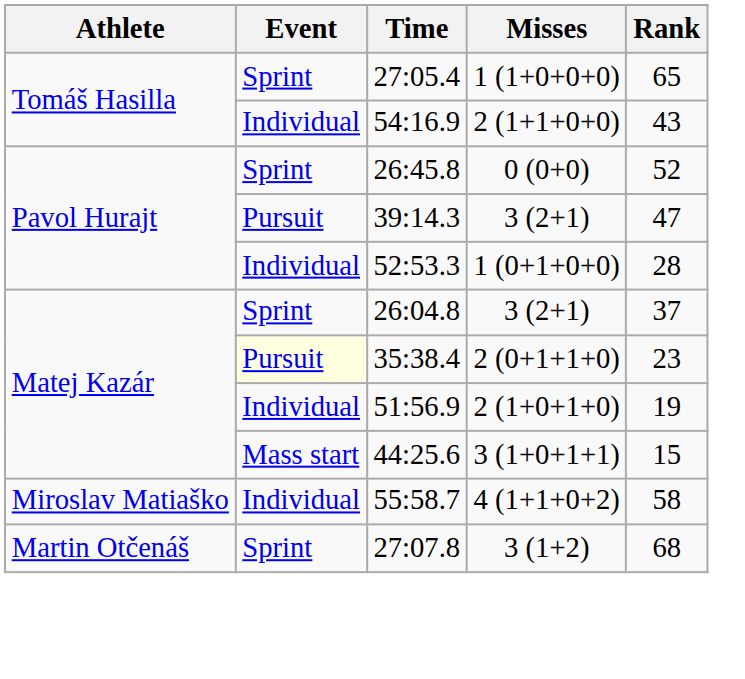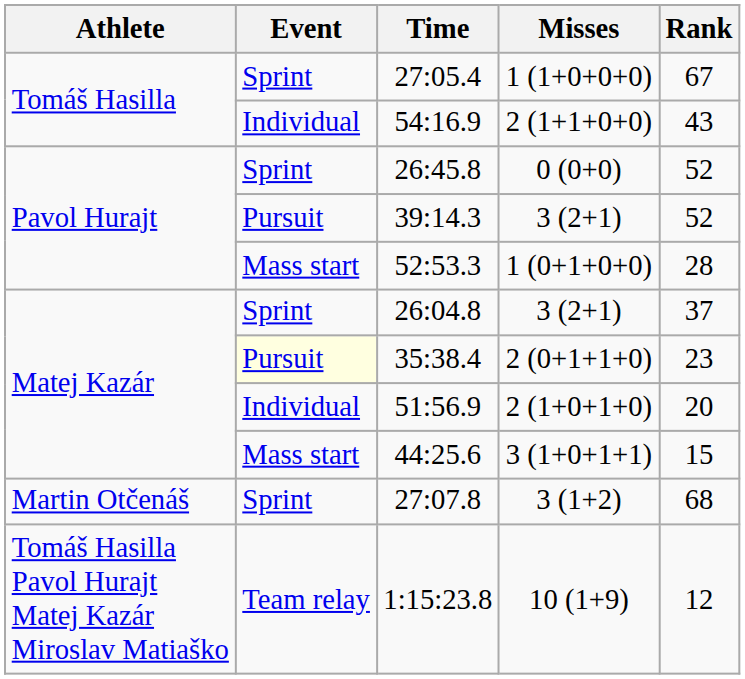(667, 75) 65 -> (699, 75) 67
(667, 217) 47 -> (699, 217) 52
(301, 264) Individual -> (301, 264) Mass start
(667, 406) 19 -> (699, 406) 20
- row: (417, 501)
+ row: (438, 599)
